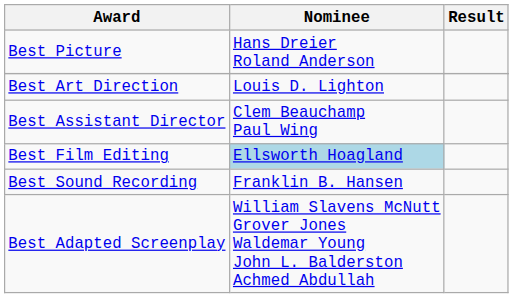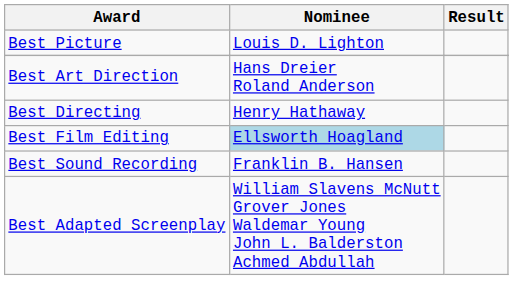(304, 52) Hans Dreier Roland Anderson -> (308, 43) Louis D. Lighton
(308, 87) Louis D. Lighton -> (304, 78) Hans Dreier Roland Anderson
- row: (117, 122)
+ row: (74, 112)
